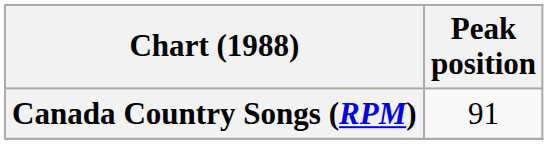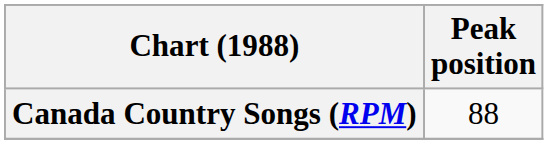(484, 113) 91 -> (484, 113) 88
